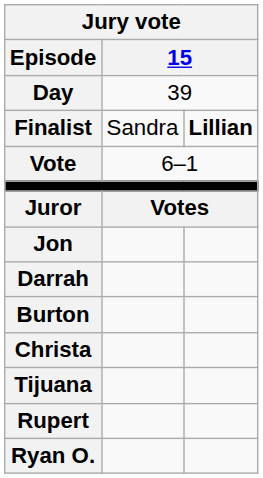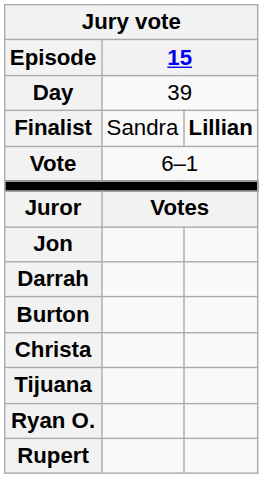rows swapped: (53, 420) <-> (53, 455)
